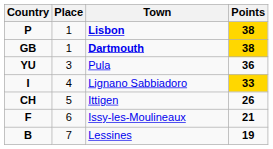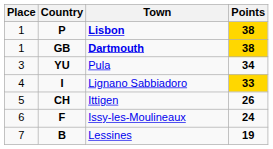columns swapped: (69, 13) <-> (28, 13)
(248, 65) 36 -> (248, 65) 34
(248, 118) 21 -> (248, 118) 24
